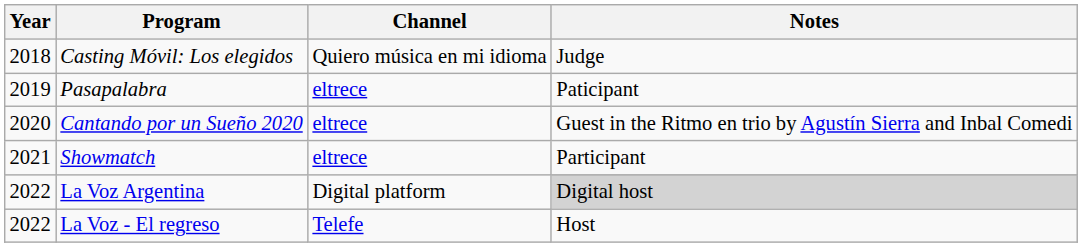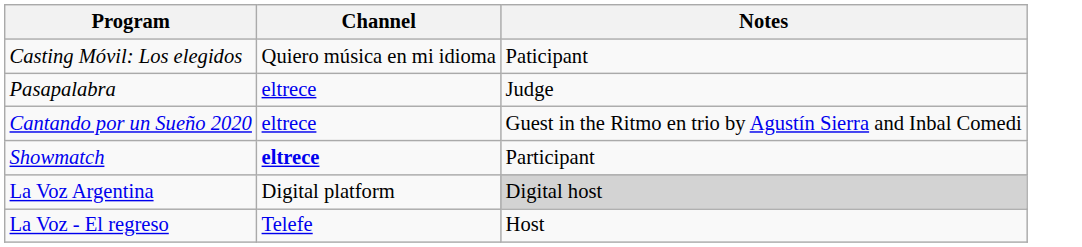- column: (30, 21)
(580, 55) Judge -> (547, 55) Paticipant
(598, 89) Paticipant -> (530, 89) Judge
(340, 157) normal -> (291, 157) bold
